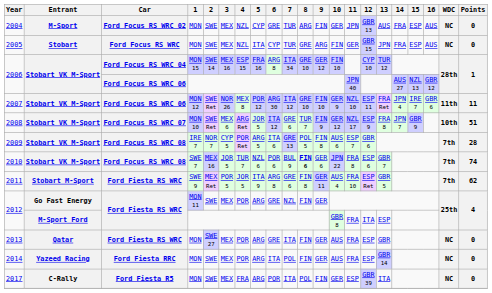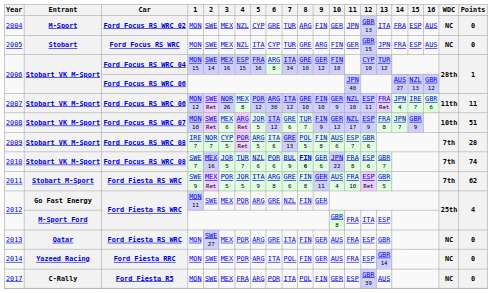(384, 26) AUS -> (384, 26) ITA
(384, 279) ITA -> (384, 279) AUS
